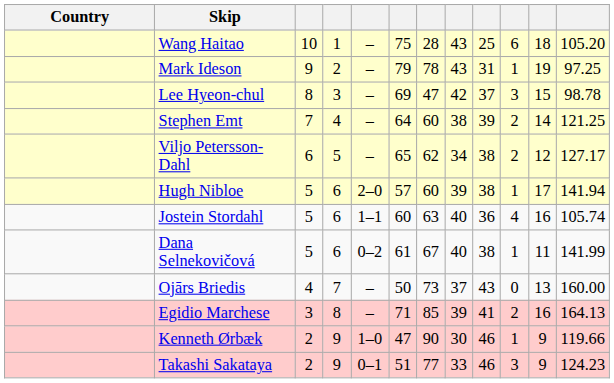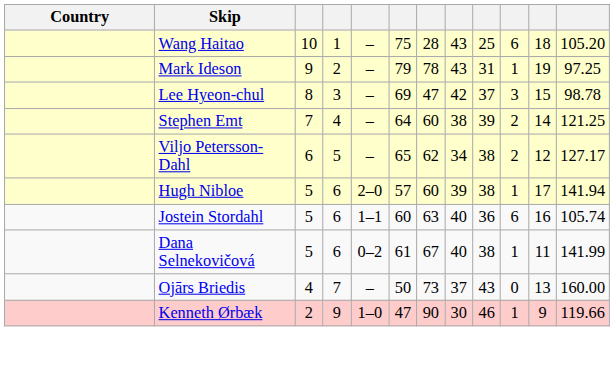(515, 216) 4 -> (515, 216) 6
- row: (214, 312)
- row: (215, 364)
